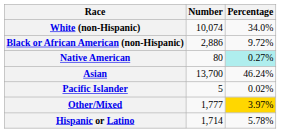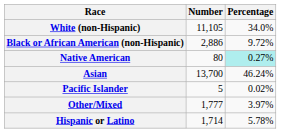(209, 27) 10,074 -> (210, 27) 11,105
(261, 105) gold background -> (261, 105) no background
